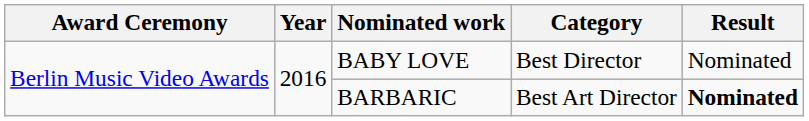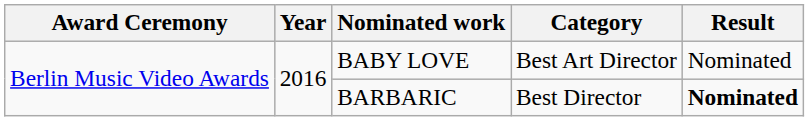(579, 60) Best Director -> (596, 60) Best Art Director
(596, 97) Best Art Director -> (579, 97) Best Director
